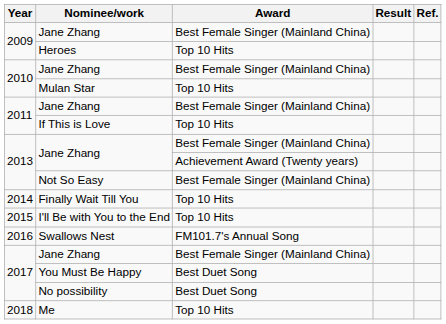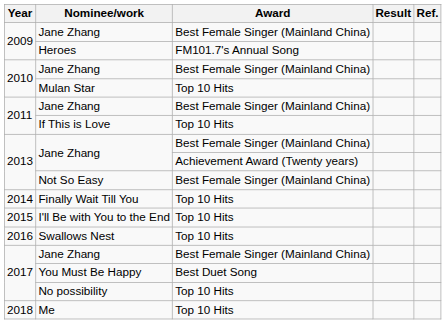(204, 50) Top 10 Hits -> (237, 50) FM101.7's Annual Song
(237, 236) FM101.7's Annual Song -> (204, 236) Top 10 Hits
(216, 291) Best Duet Song -> (204, 291) Top 10 Hits
